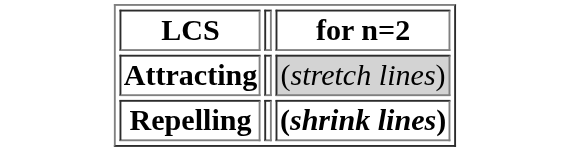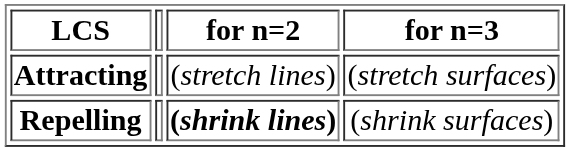+ column: (452, 29)
(363, 74) lightgrey background -> (253, 74) no background
